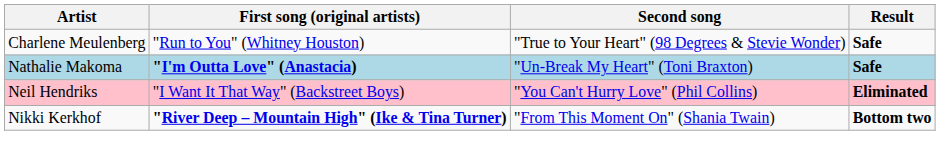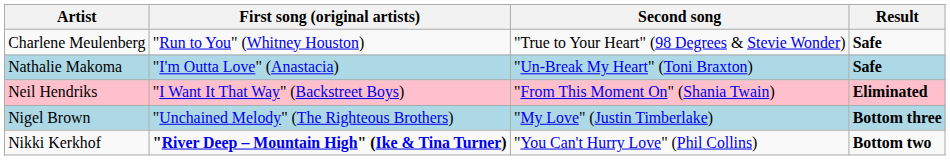(255, 67) bold -> (246, 67) normal
(636, 92) "You Can't Hurry Love" (Phil Collins) -> (644, 92) "From This Moment On" (Shania Twain)
+ row: (49, 117)
(644, 117) "From This Moment On" (Shania Twain) -> (636, 142) "You Can't Hurry Love" (Phil Collins)
